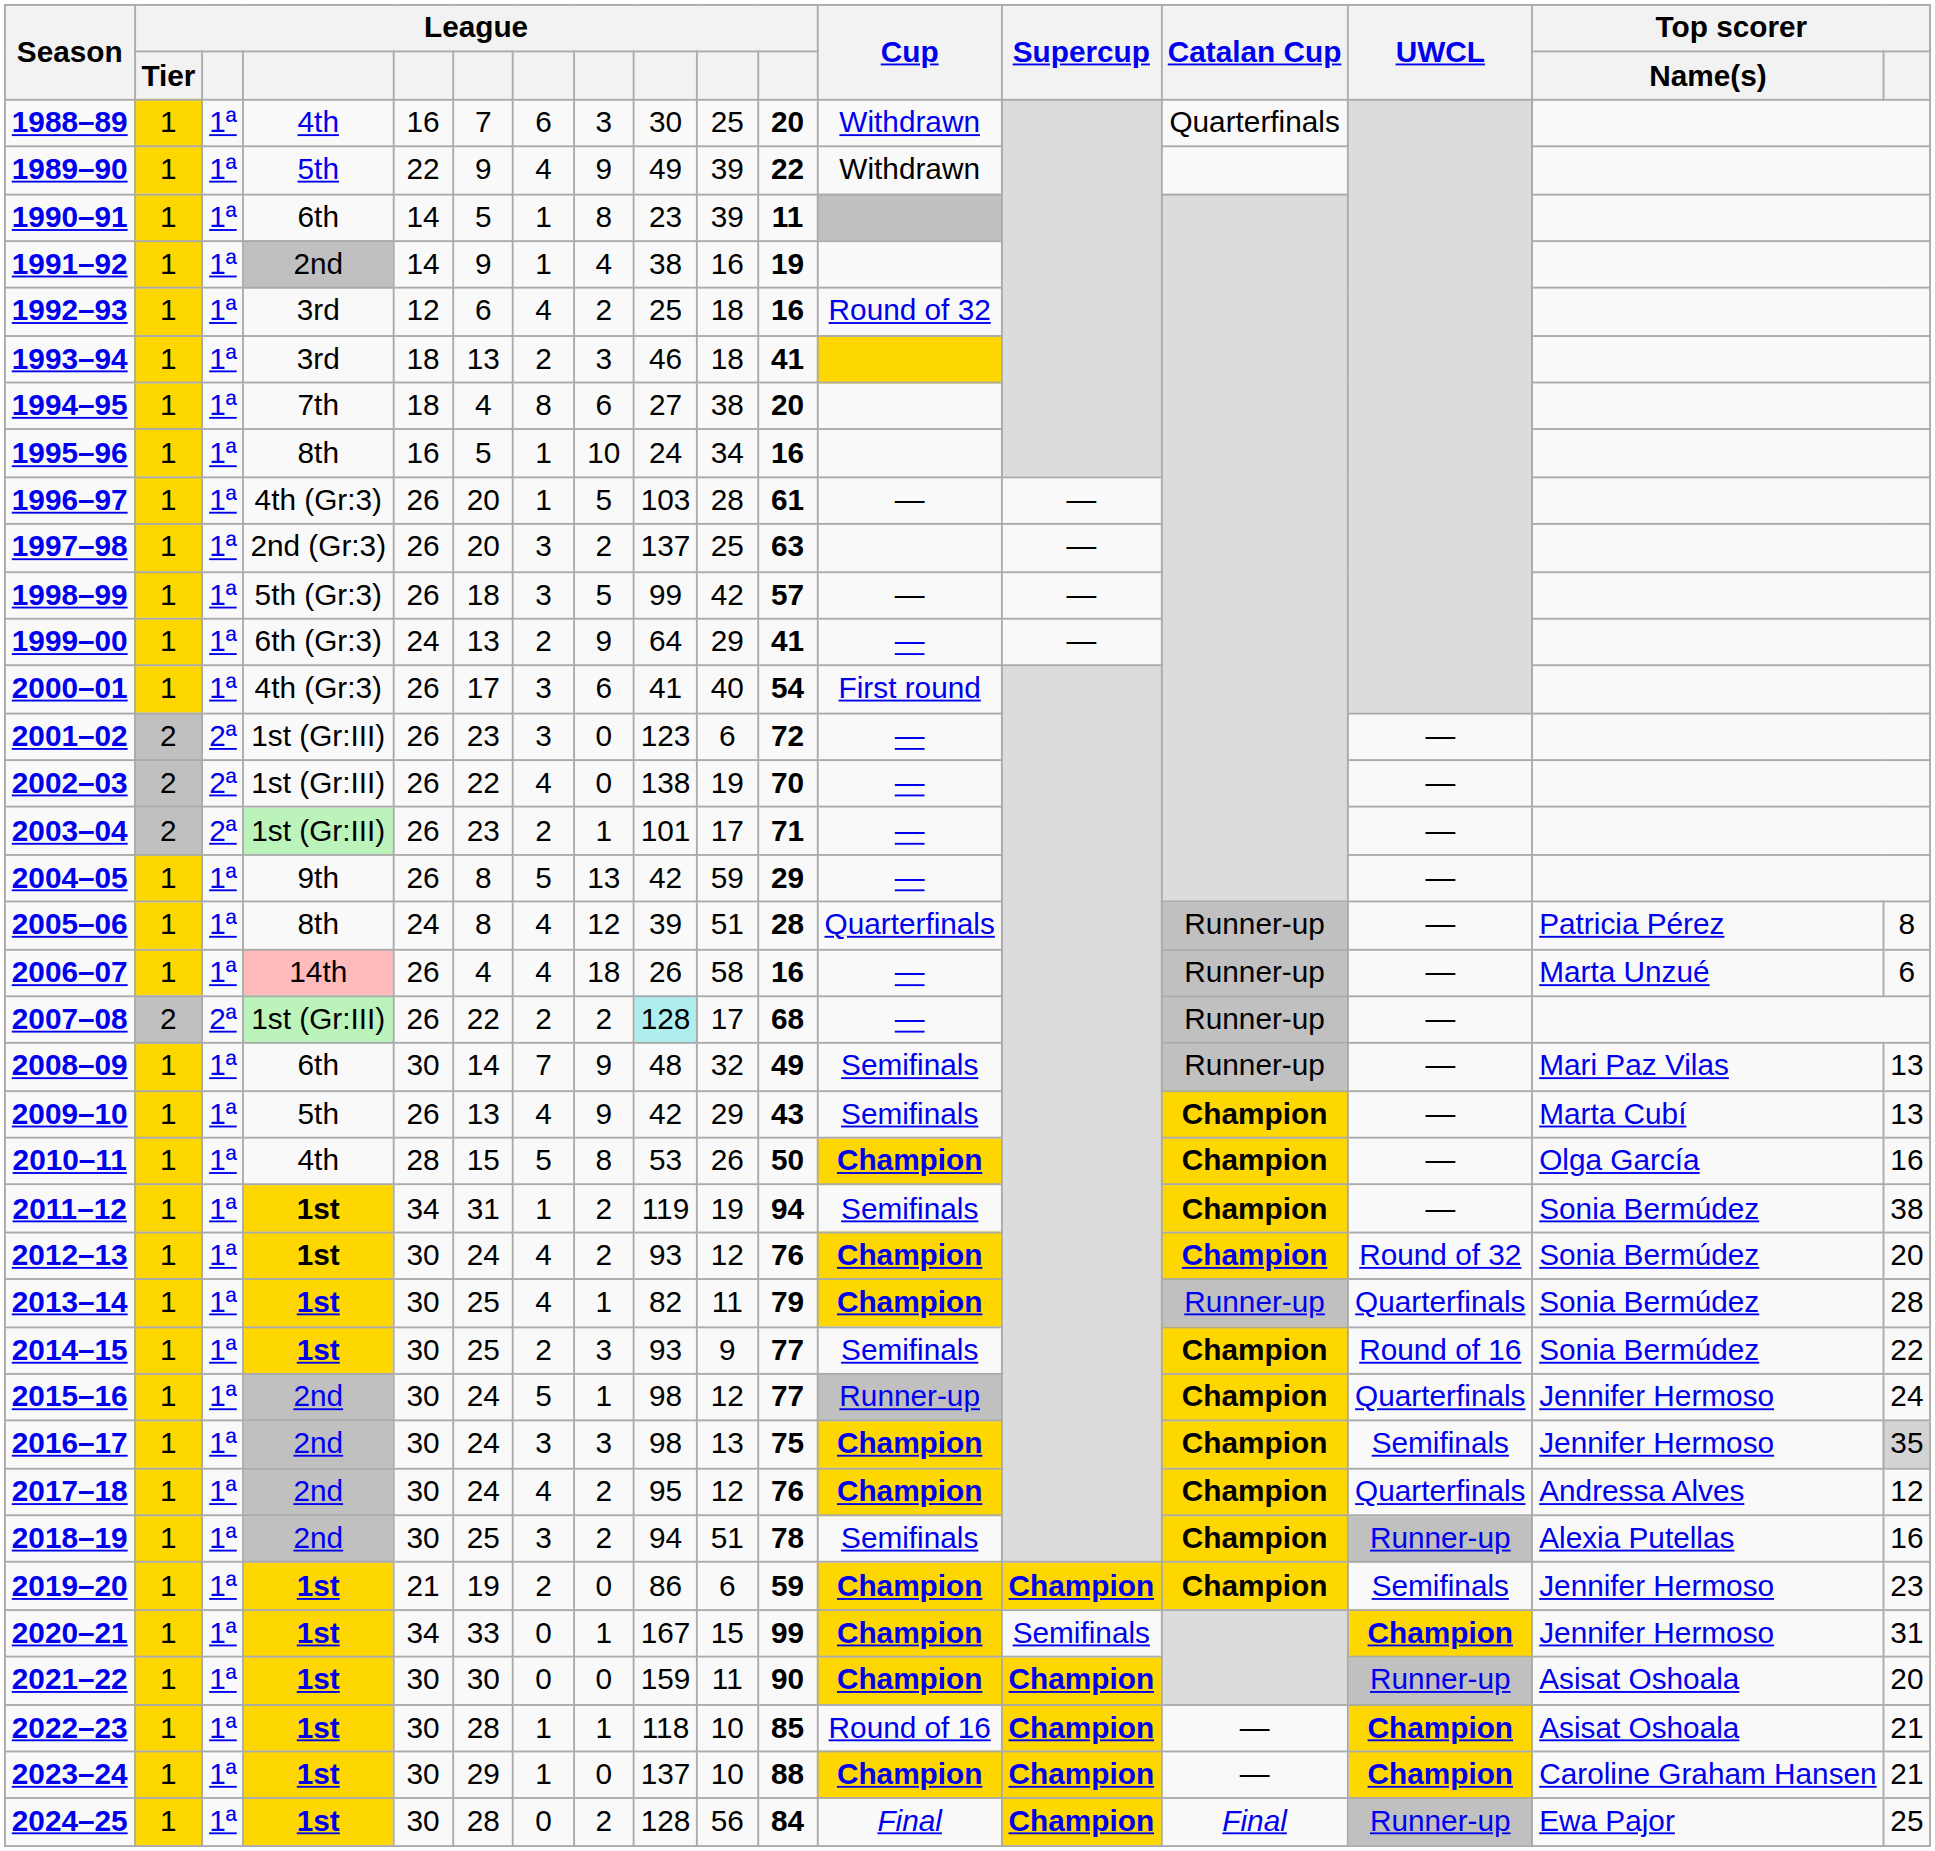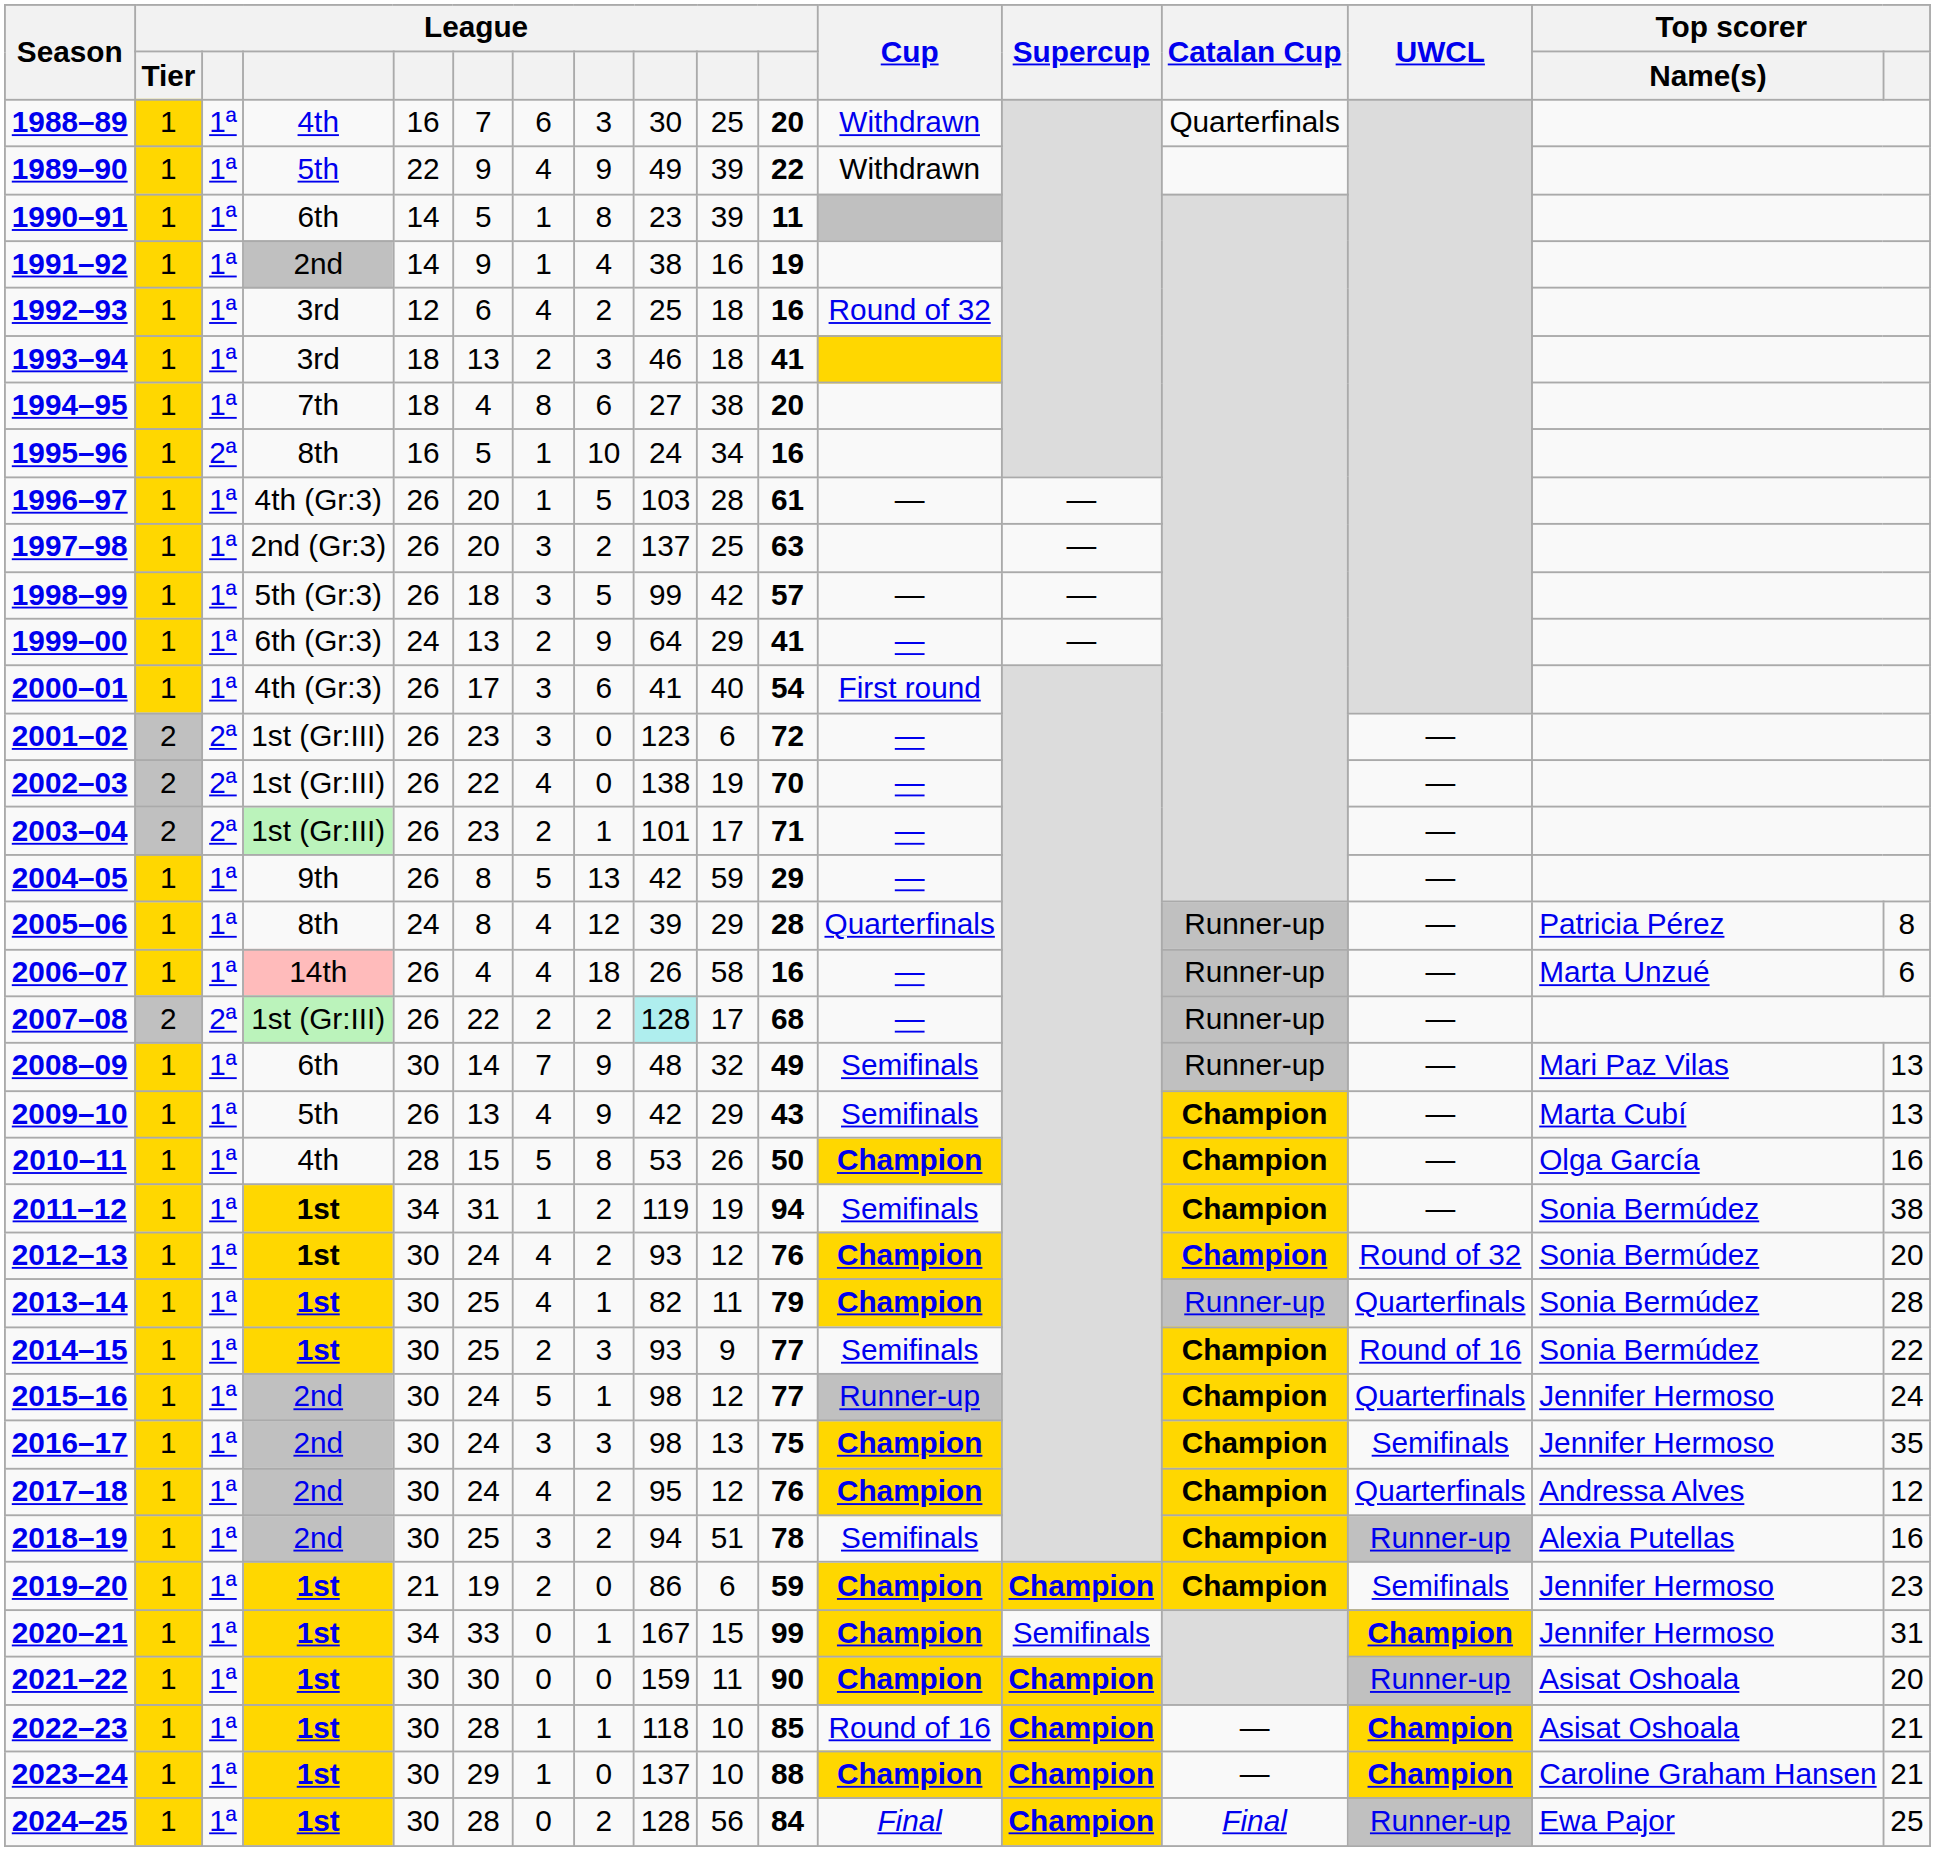(223, 452) 1ª -> (223, 452) 2ª
(727, 924) 51 -> (727, 924) 29
(1907, 1444) lightgrey background -> (1907, 1444) no background
